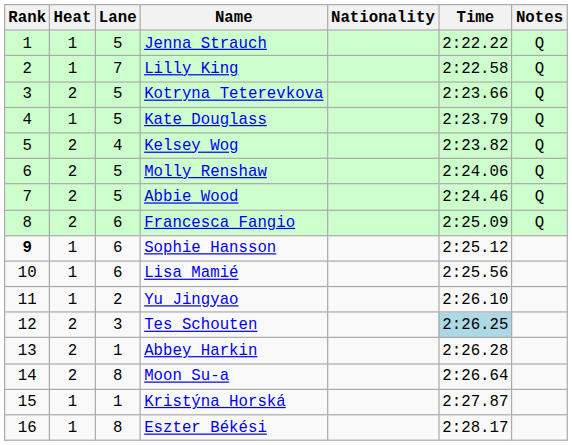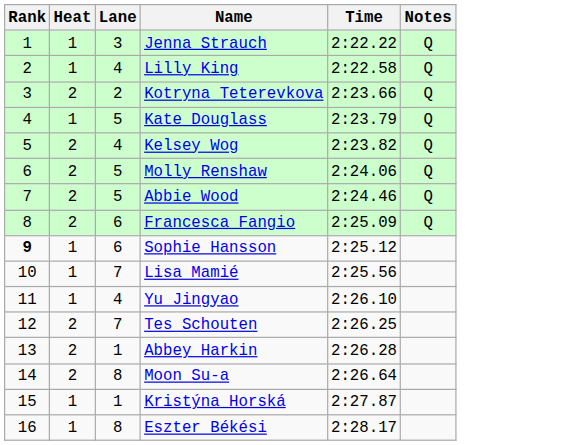- column: (383, 17)
(118, 43) 5 -> (118, 43) 3
(118, 69) 7 -> (118, 69) 4
(118, 94) 5 -> (118, 94) 2
(118, 274) 6 -> (118, 274) 7
(118, 299) 2 -> (118, 299) 4
(118, 325) 3 -> (118, 325) 7
(475, 325) lightblue background -> (364, 325) no background
